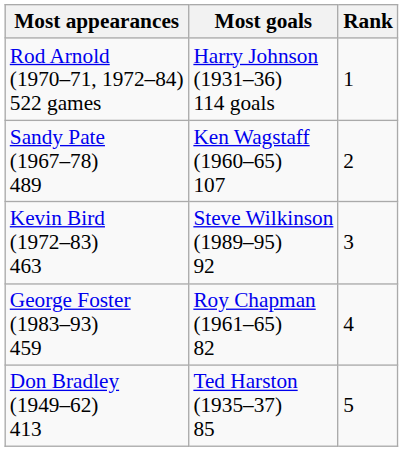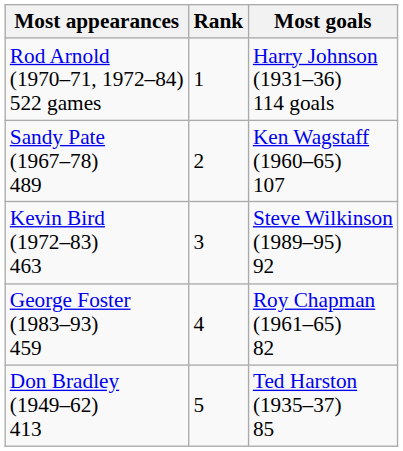columns swapped: (368, 21) <-> (263, 21)
